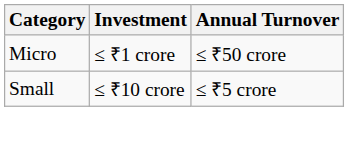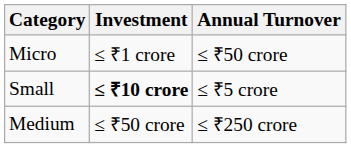(139, 89) normal -> (141, 89) bold
+ row: (42, 124)
